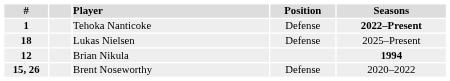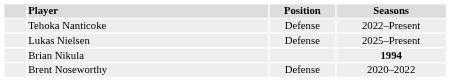- column: (26, 11)
(391, 25) bold -> (391, 25) normal
